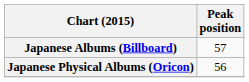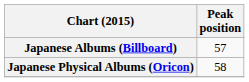(220, 67) 56 -> (220, 67) 58
